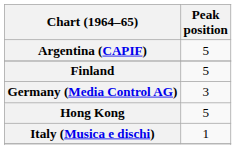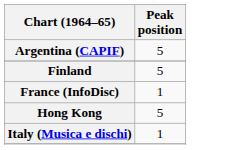+ row: (70, 92)
- row: (92, 92)
